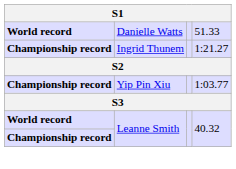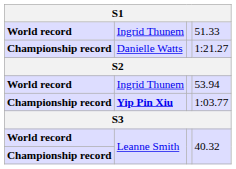(150, 31) Danielle Watts -> (150, 31) Ingrid Thunem
(150, 48) Ingrid Thunem -> (150, 48) Danielle Watts
+ row: (39, 84)
(144, 84) normal -> (145, 102) bold
